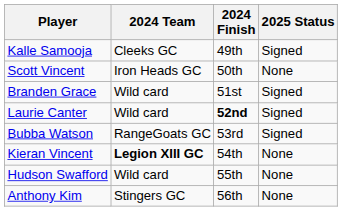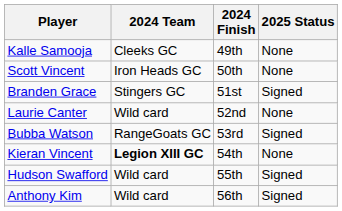(282, 50) Signed -> (277, 50) None
(141, 92) Wild card -> (150, 92) Stingers GC
(232, 112) bold -> (232, 112) normal
(282, 112) Signed -> (277, 112) None
(277, 175) None -> (282, 175) Signed
(150, 196) Stingers GC -> (141, 196) Wild card
(277, 196) None -> (282, 196) Signed
